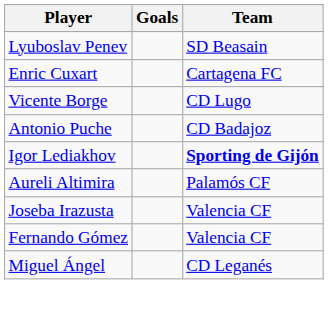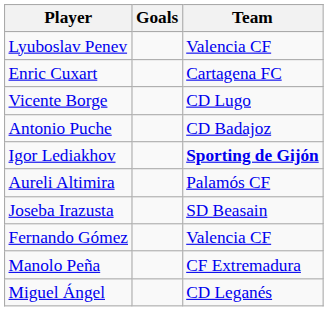(227, 45) SD Beasain -> (229, 45) Valencia CF
(229, 210) Valencia CF -> (227, 210) SD Beasain
+ row: (54, 264)
